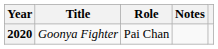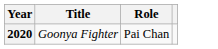- column: (190, 14)
